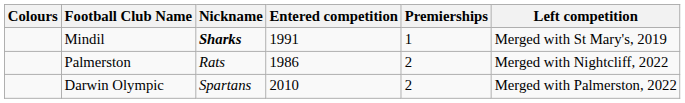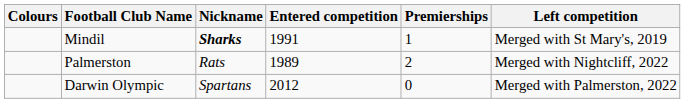(284, 62) 1986 -> (284, 62) 1989
(284, 86) 2010 -> (284, 86) 2012
(408, 86) 2 -> (408, 86) 0
